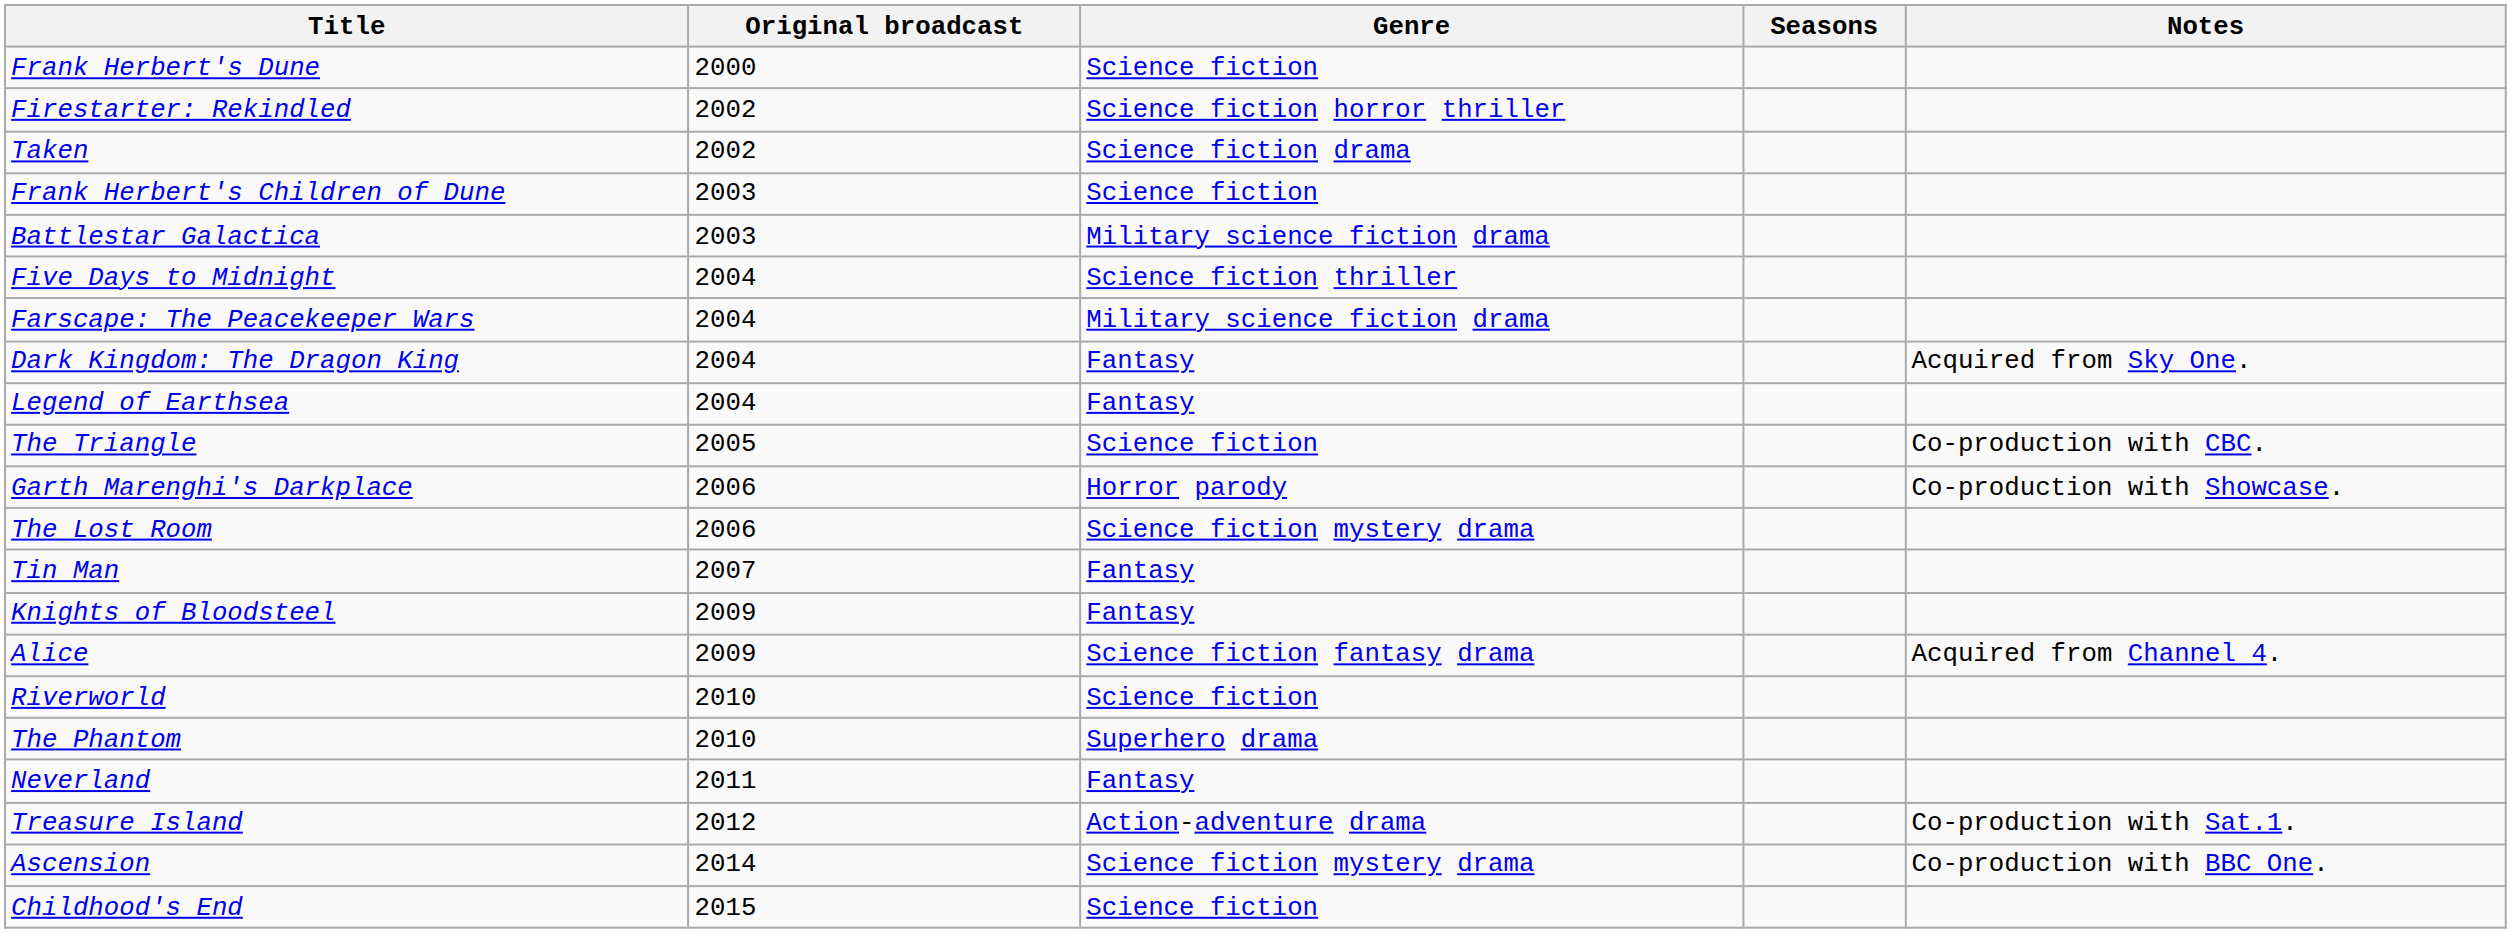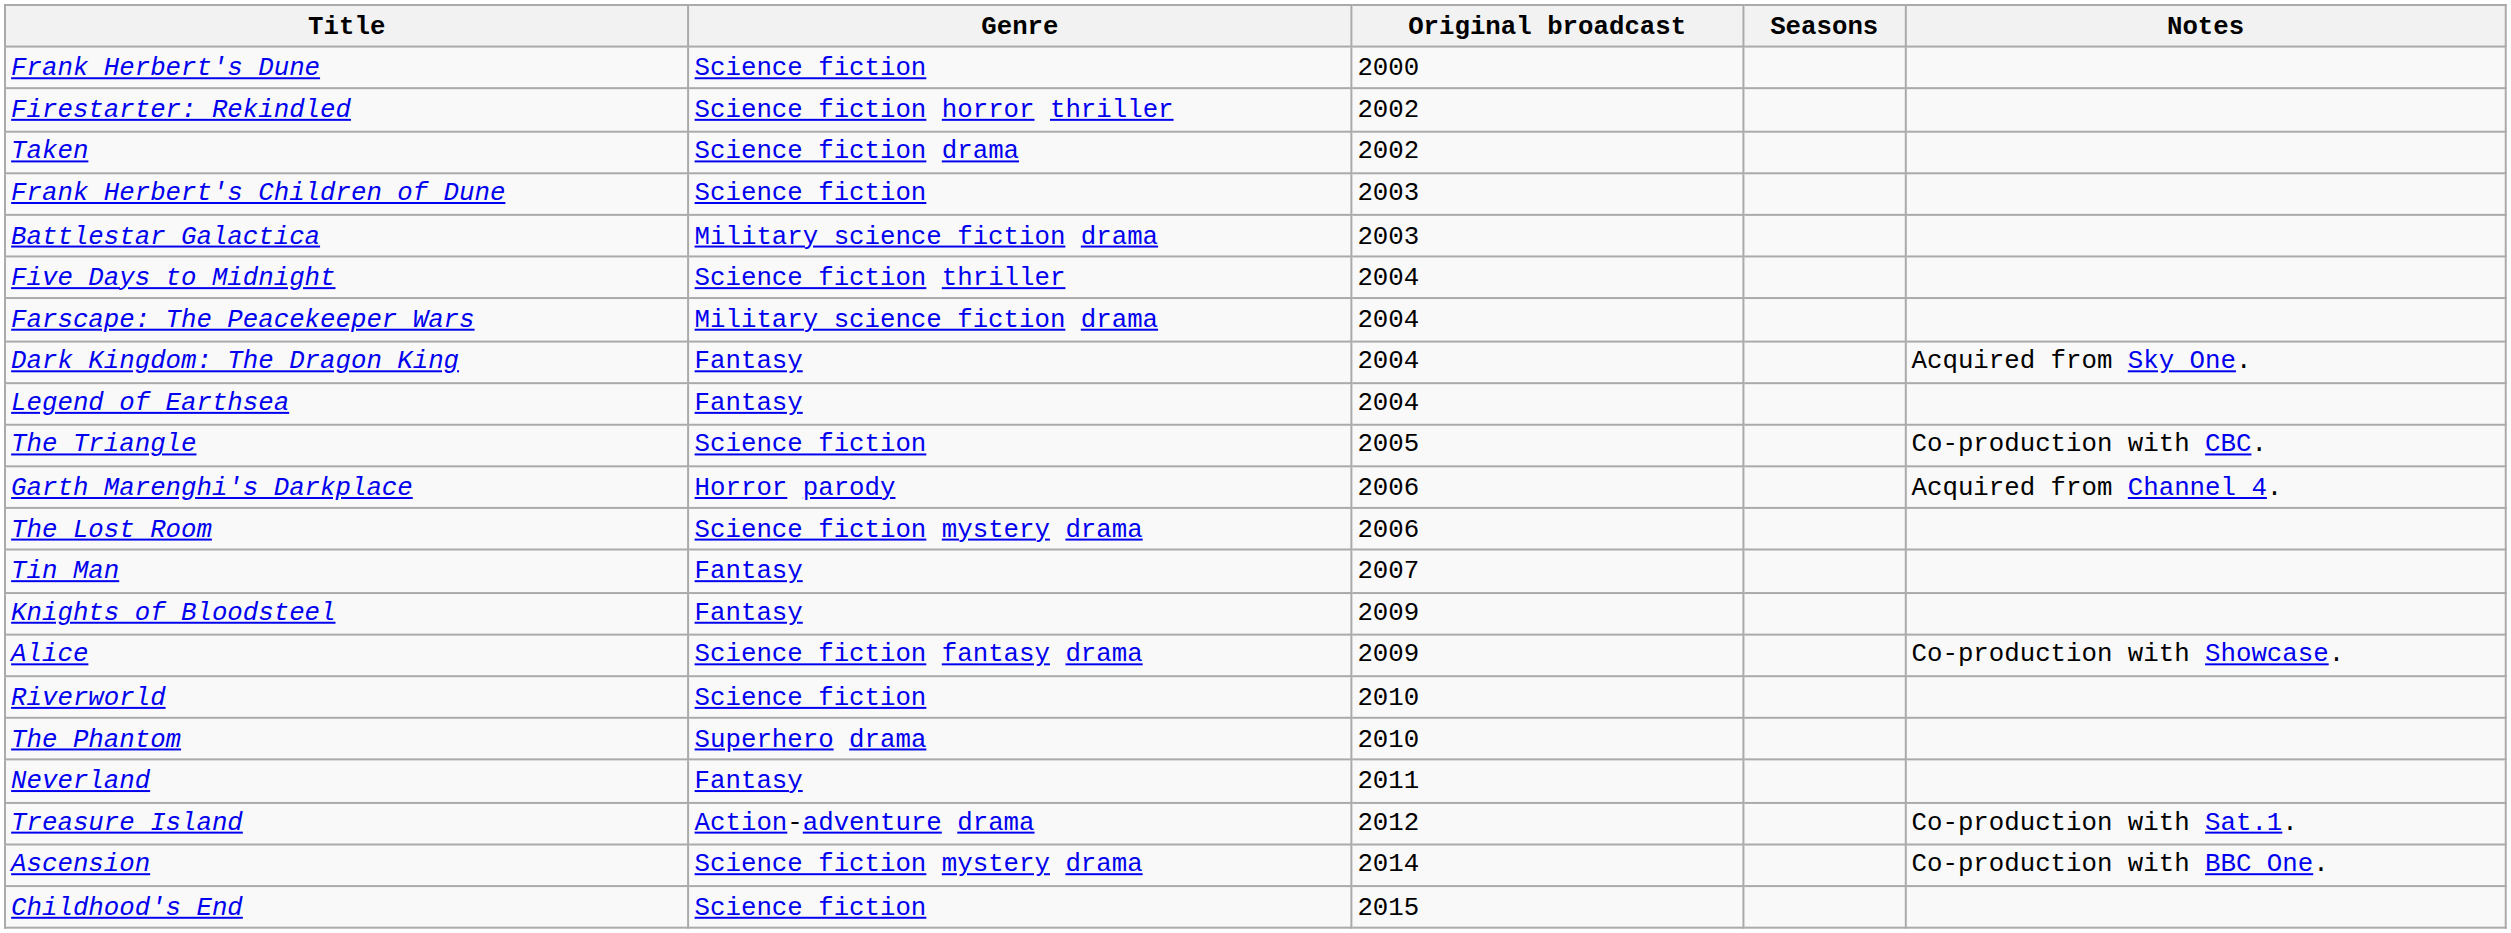columns swapped: (1412, 26) <-> (884, 26)
(2128, 487) Co-production with Showcase. -> (2097, 487) Acquired from Channel 4.
(2097, 655) Acquired from Channel 4. -> (2128, 655) Co-production with Showcase.
